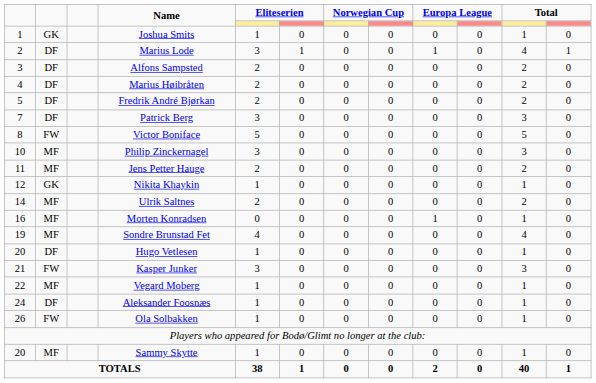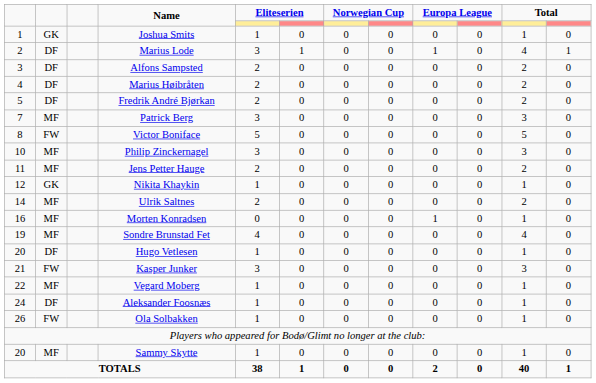(51, 118) DF -> (51, 118) MF
